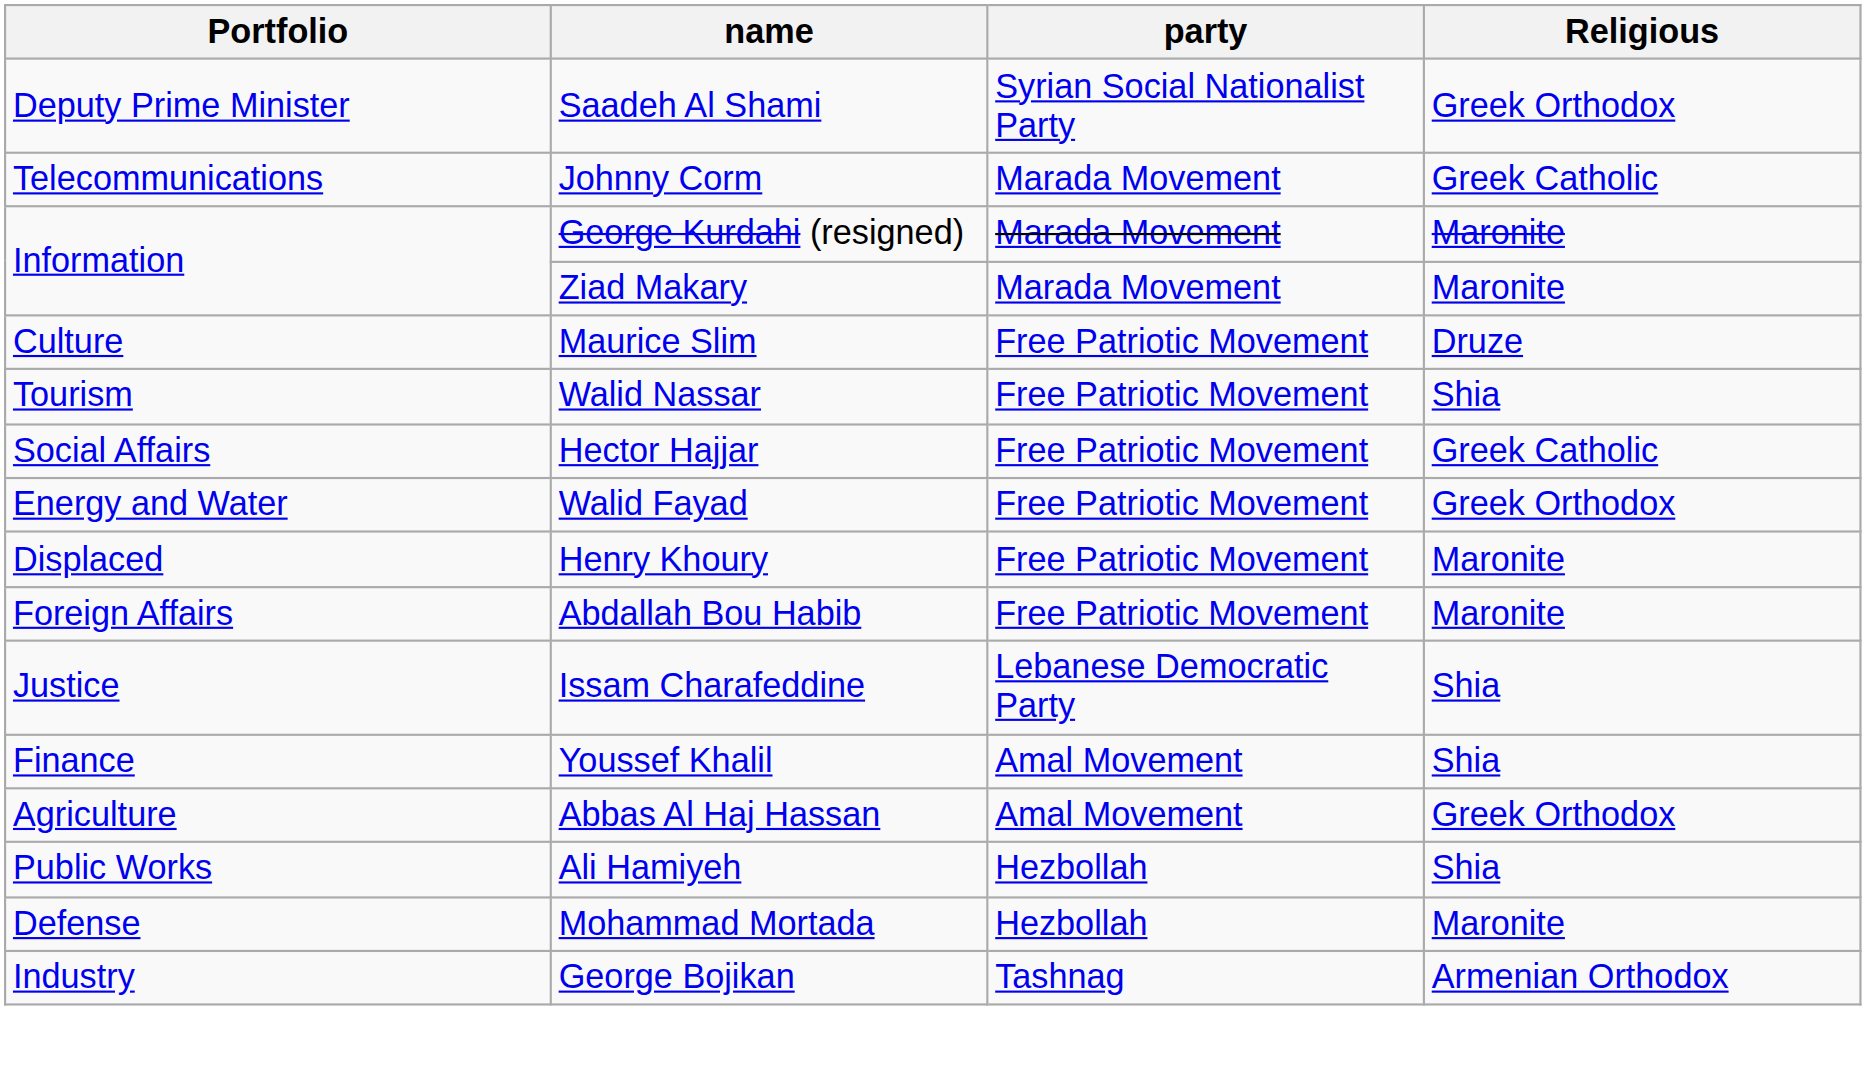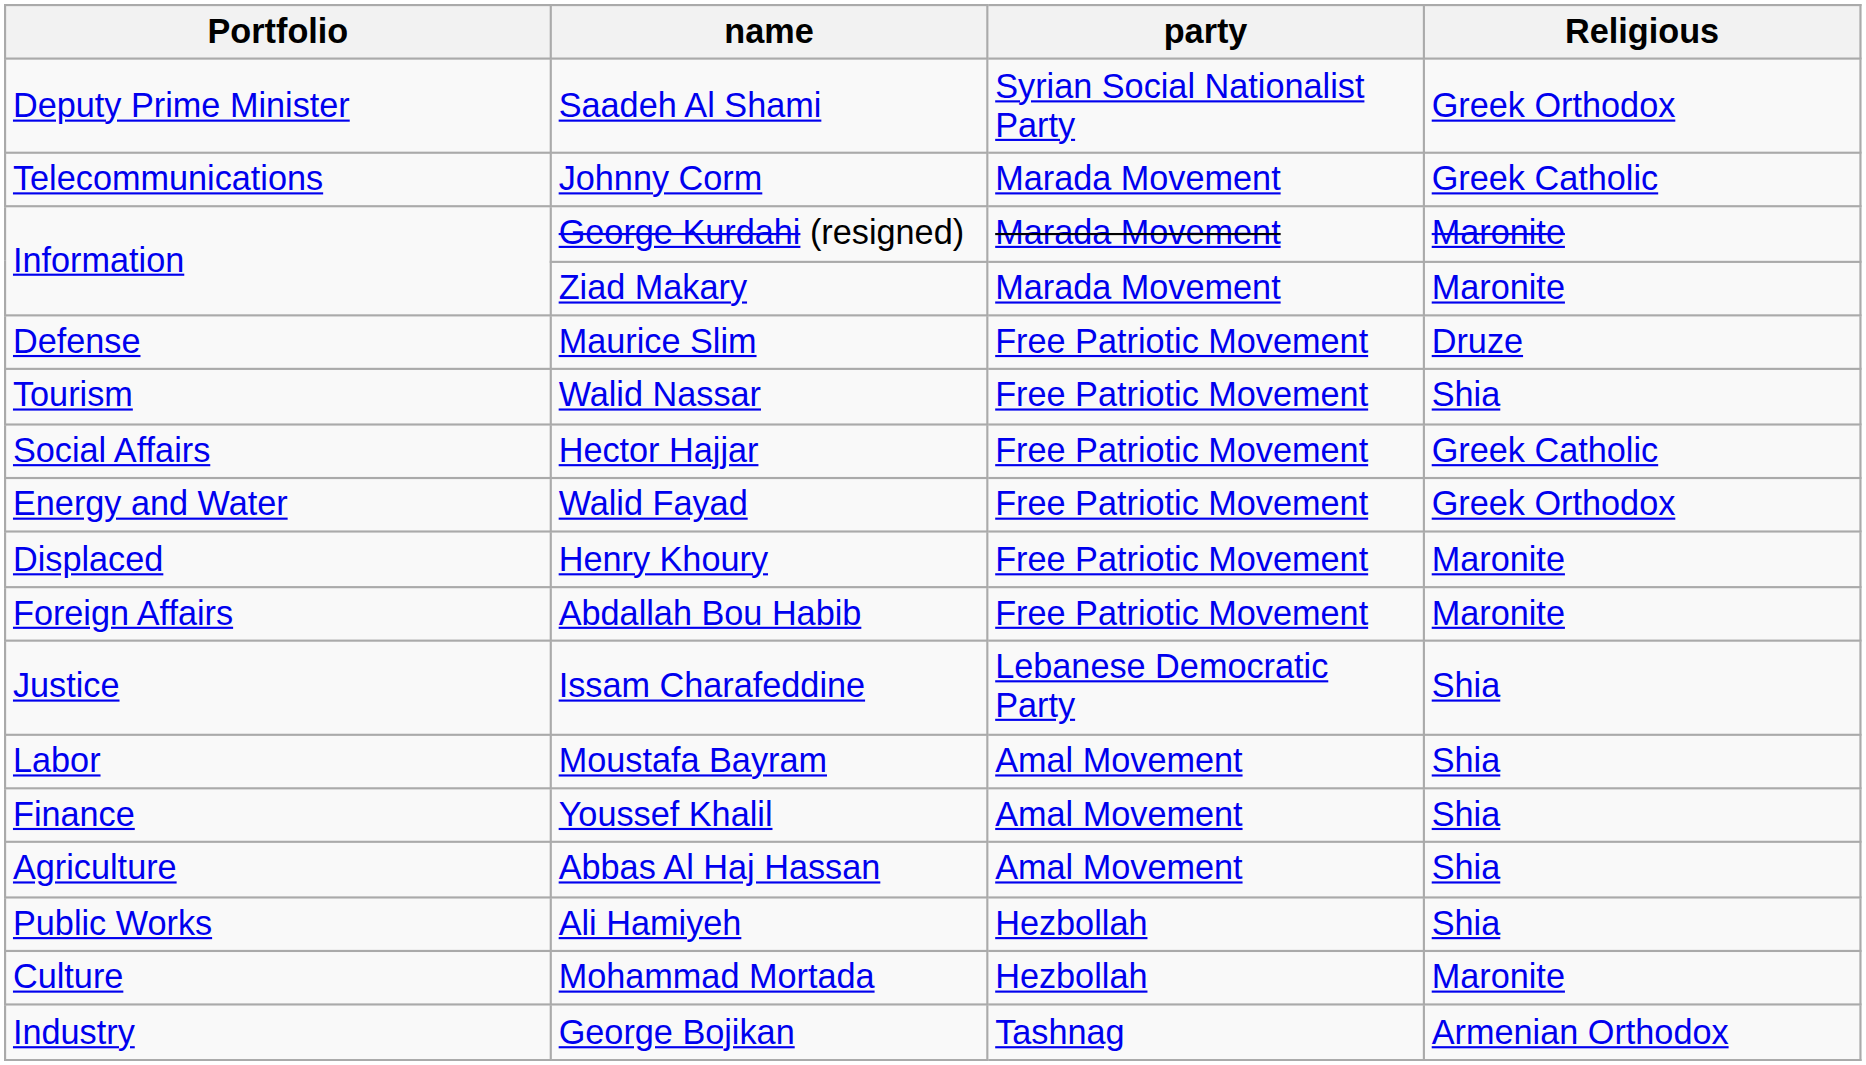(68, 341) Culture -> (77, 341) Defense
+ row: (693, 760)
(1554, 814) Greek Orthodox -> (1466, 868) Shia
(77, 923) Defense -> (68, 977) Culture
